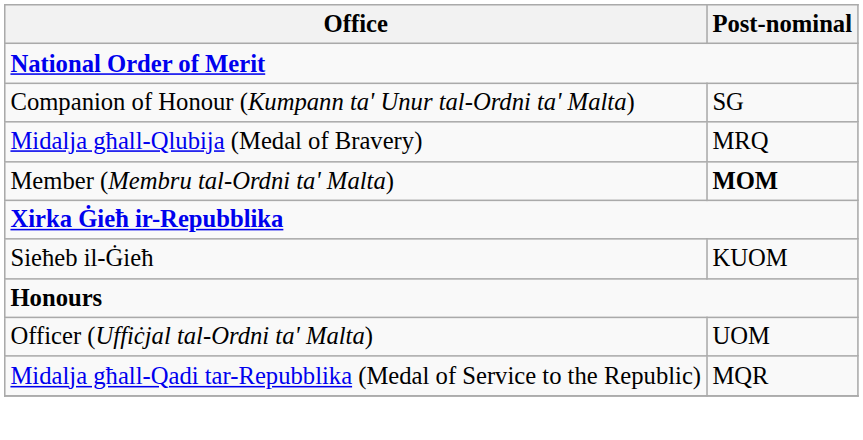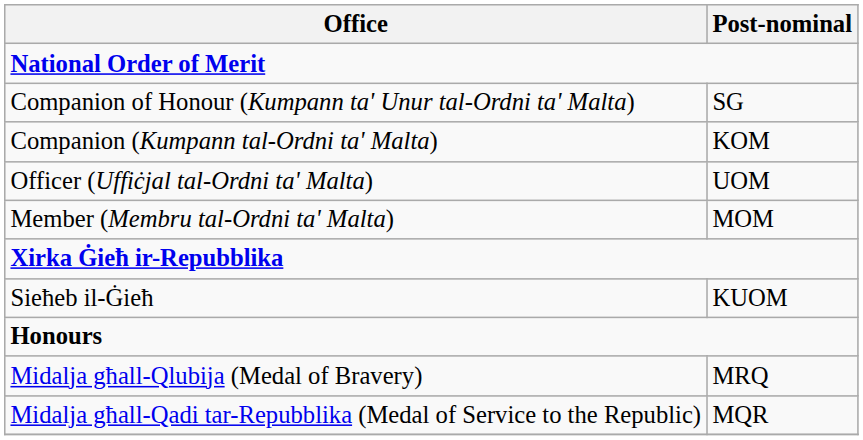+ row: (224, 141)
rows swapped: (192, 336) <-> (216, 141)
(745, 180) bold -> (743, 219) normal
